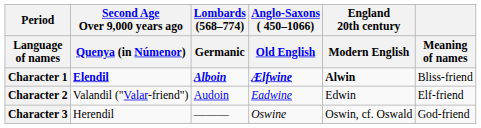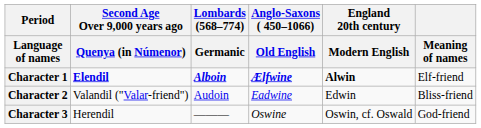(445, 77) Bliss-friend -> (441, 77) Elf-friend
(441, 95) Elf-friend -> (445, 95) Bliss-friend
